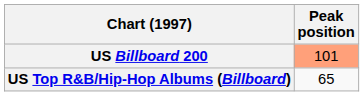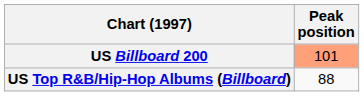(326, 79) 65 -> (326, 79) 88
